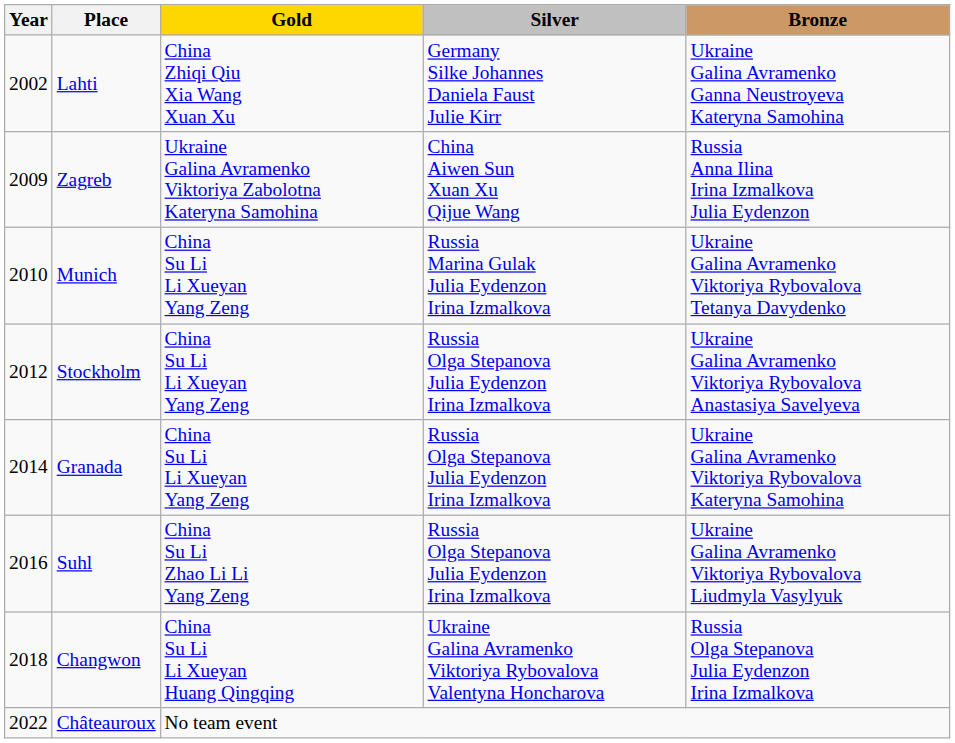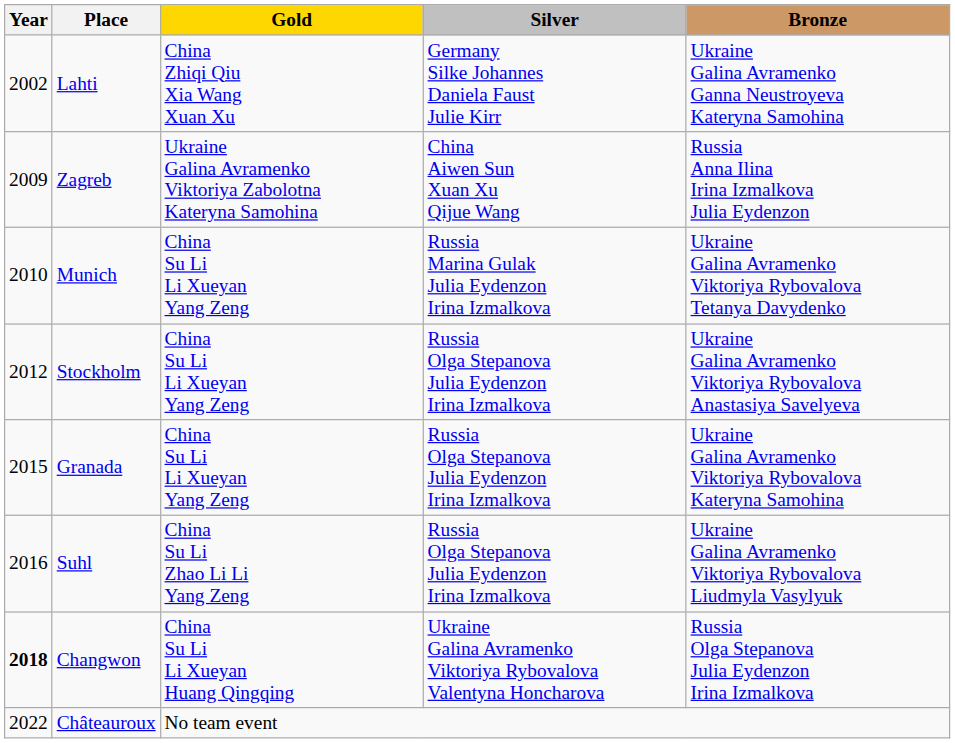(28, 467) 2014 -> (28, 467) 2015
(28, 659) normal -> (28, 659) bold
